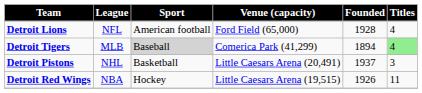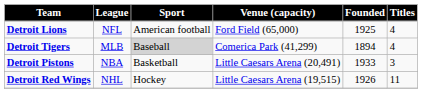(365, 29) 1928 -> (365, 29) 1925
(392, 46) lightgreen background -> (392, 46) no background
(112, 63) NHL -> (112, 63) NBA
(365, 63) 1937 -> (365, 63) 1933
(112, 79) NBA -> (112, 79) NHL
